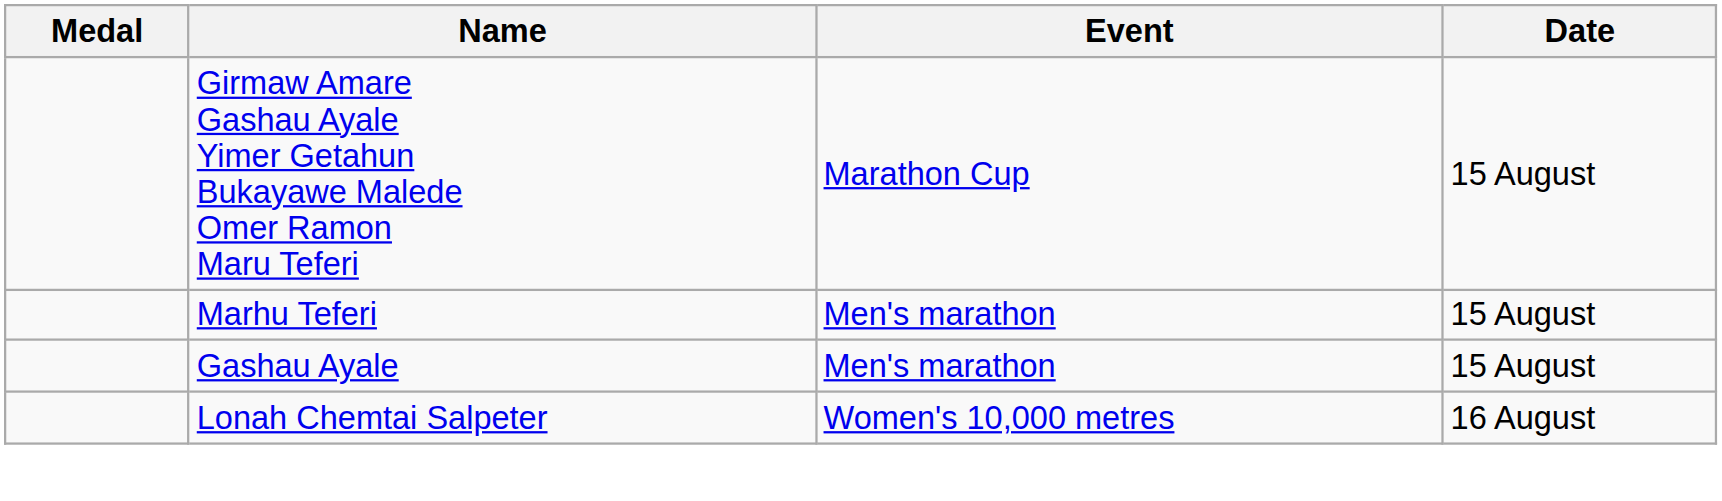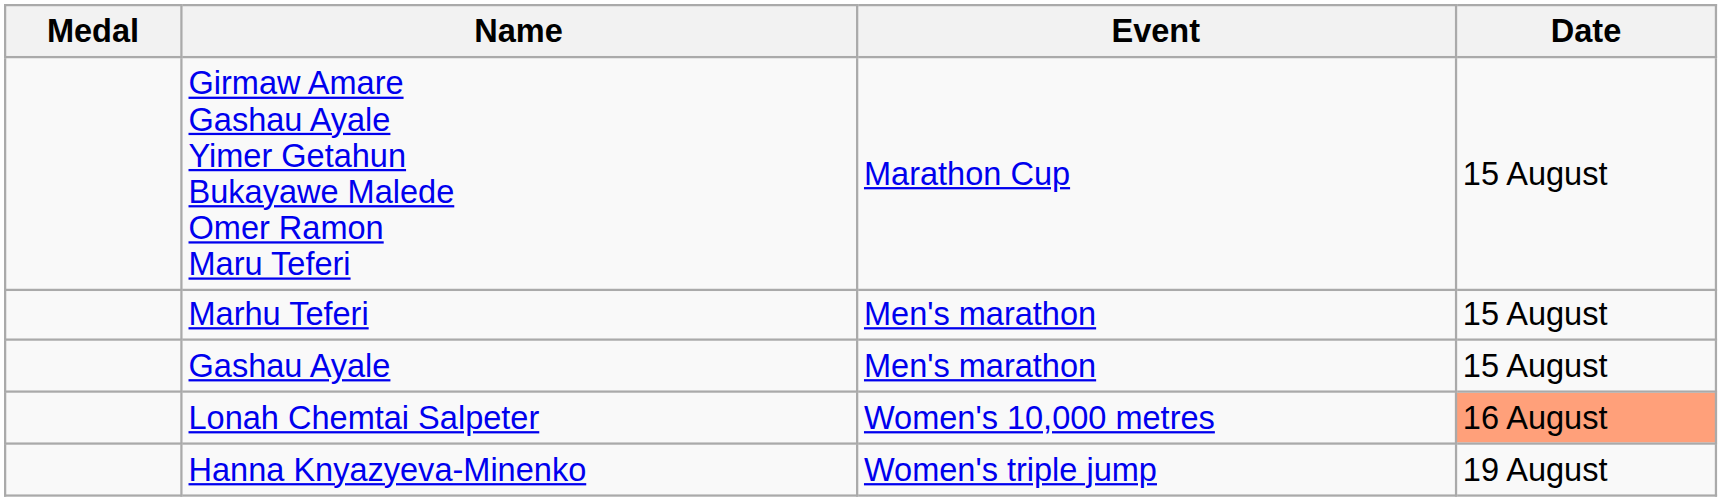(1523, 418) no background -> (1535, 418) lightsalmon background
+ row: (387, 469)
